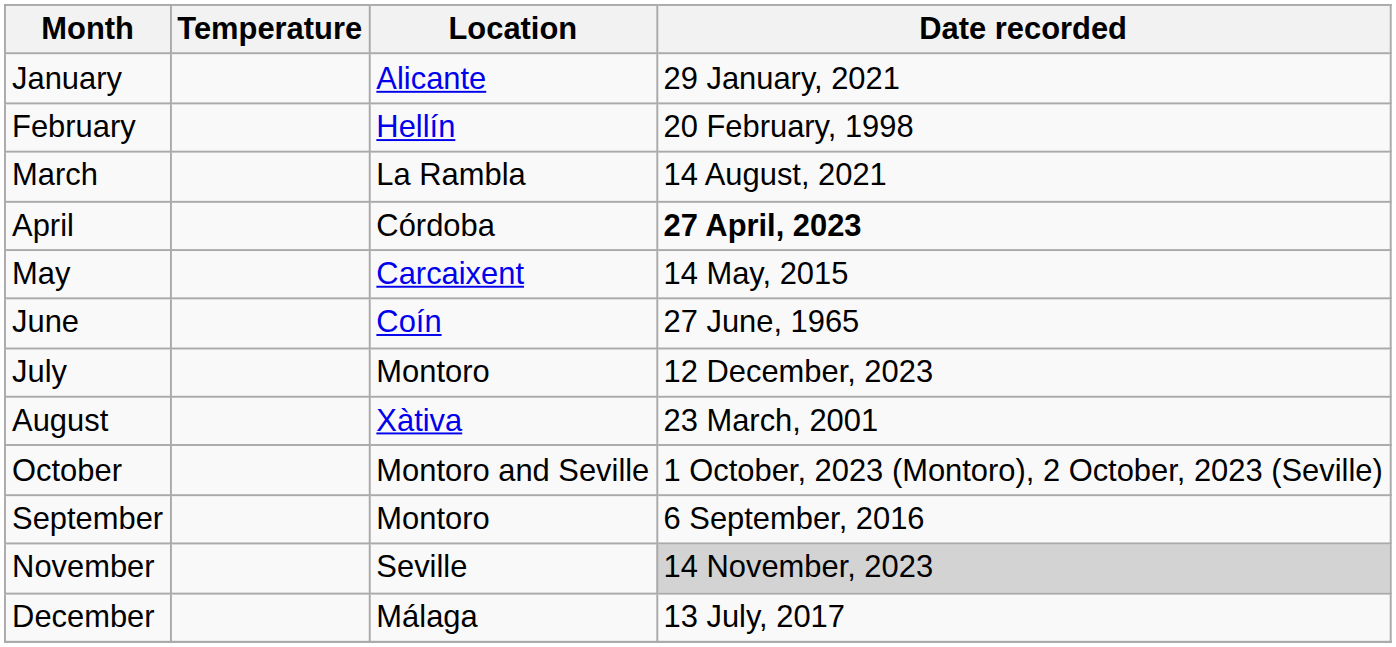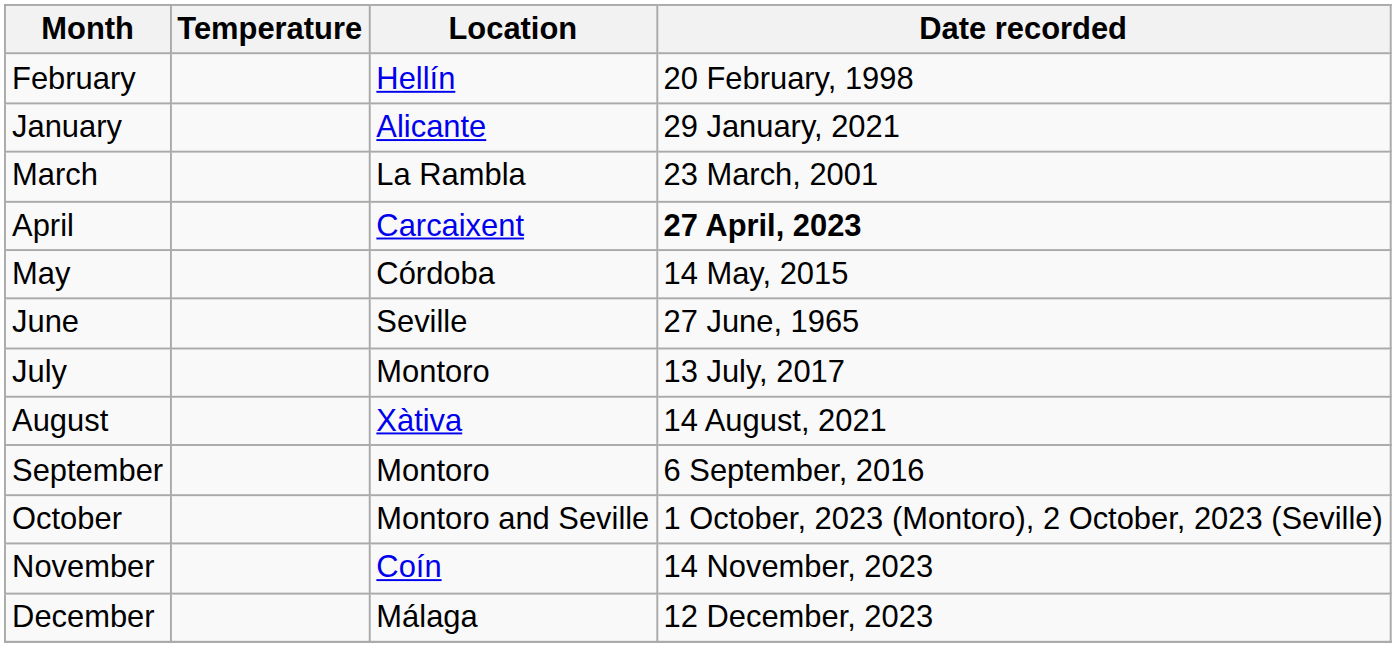rows swapped: (67, 77) <-> (74, 126)
(775, 175) 14 August, 2021 -> (771, 175) 23 March, 2001
(436, 224) Córdoba -> (450, 224) Carcaixent
(450, 273) Carcaixent -> (436, 273) Córdoba
(409, 322) Coín -> (422, 322) Seville
(798, 371) 12 December, 2023 -> (754, 371) 13 July, 2017
(771, 420) 23 March, 2001 -> (775, 420) 14 August, 2021
rows swapped: (88, 518) <-> (67, 469)
(422, 567) Seville -> (409, 567) Coín
(798, 567) lightgrey background -> (798, 567) no background
(754, 616) 13 July, 2017 -> (798, 616) 12 December, 2023
